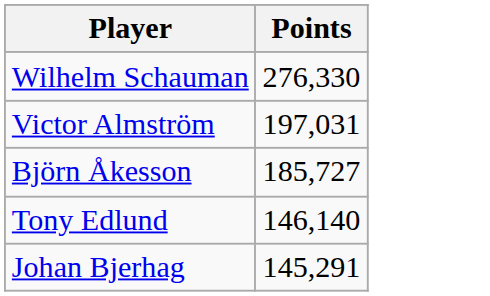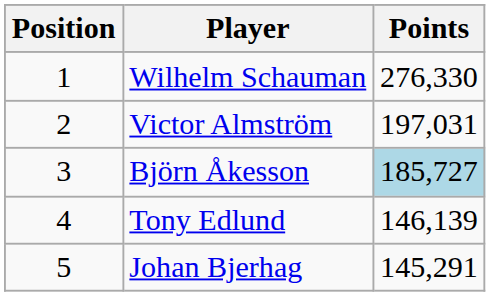+ column: (64, 28)
(311, 171) no background -> (429, 171) lightblue background
(311, 219) 146,140 -> (429, 219) 146,139
